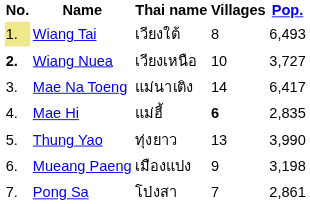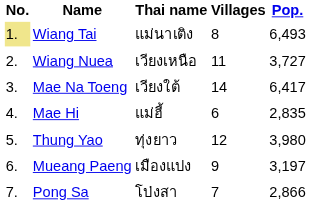(158, 34) เวียงใต้ -> (164, 34) แม่นาเติง
(12, 60) bold -> (12, 60) normal
(219, 60) 10 -> (218, 60) 11
(164, 87) แม่นาเติง -> (158, 87) เวียงใต้
(215, 113) bold -> (215, 113) normal
(219, 139) 13 -> (219, 139) 12
(288, 139) 3,990 -> (288, 139) 3,980
(288, 166) 3,198 -> (288, 166) 3,197
(288, 192) 2,861 -> (288, 192) 2,866
